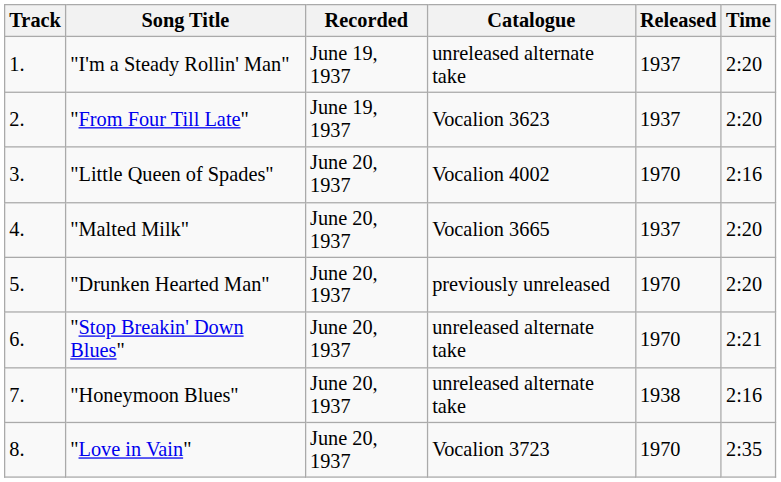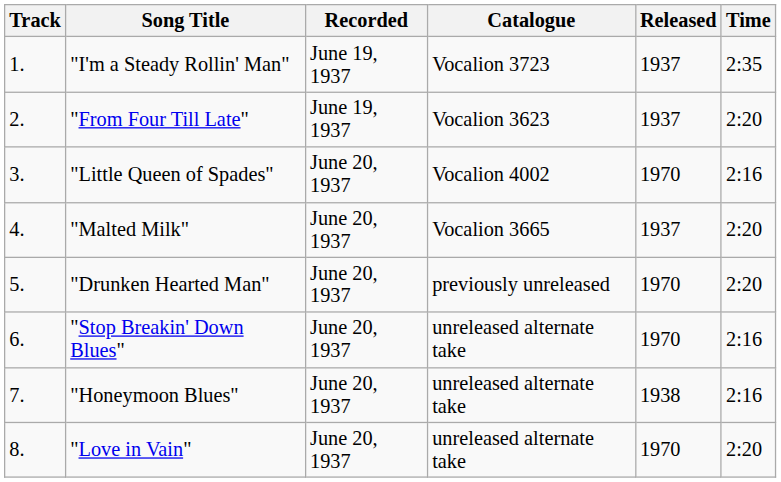(513, 64) unreleased alternate take -> (491, 64) Vocalion 3723
(744, 64) 2:20 -> (744, 64) 2:35
(744, 339) 2:21 -> (744, 339) 2:16
(491, 449) Vocalion 3723 -> (513, 449) unreleased alternate take
(744, 449) 2:35 -> (744, 449) 2:20
